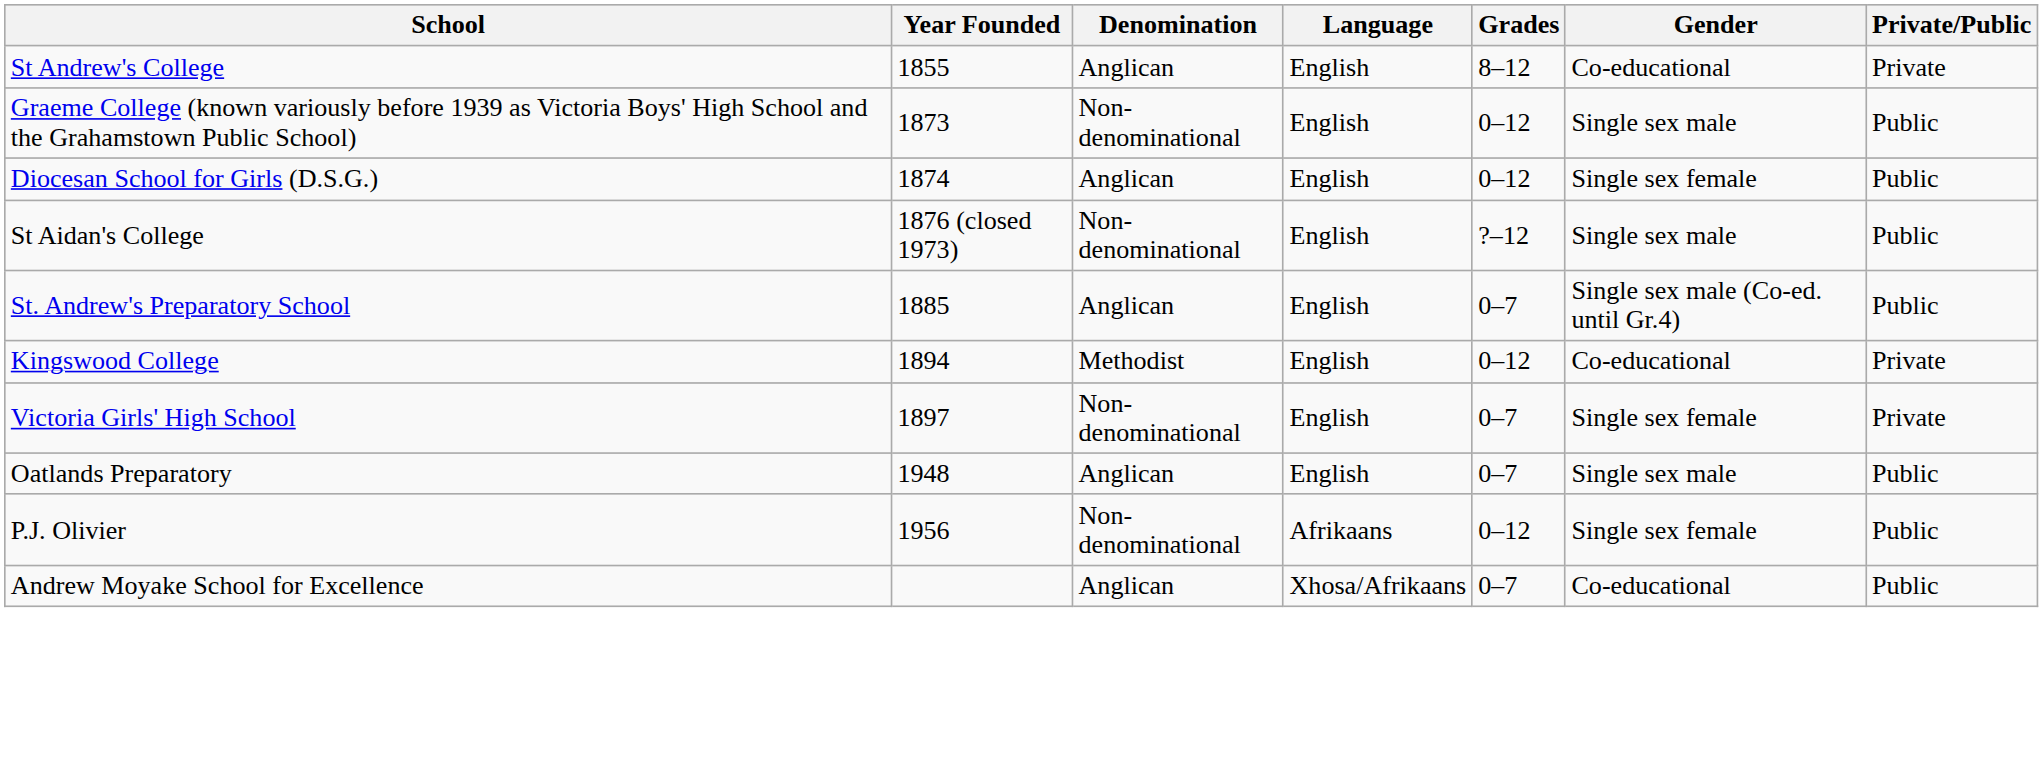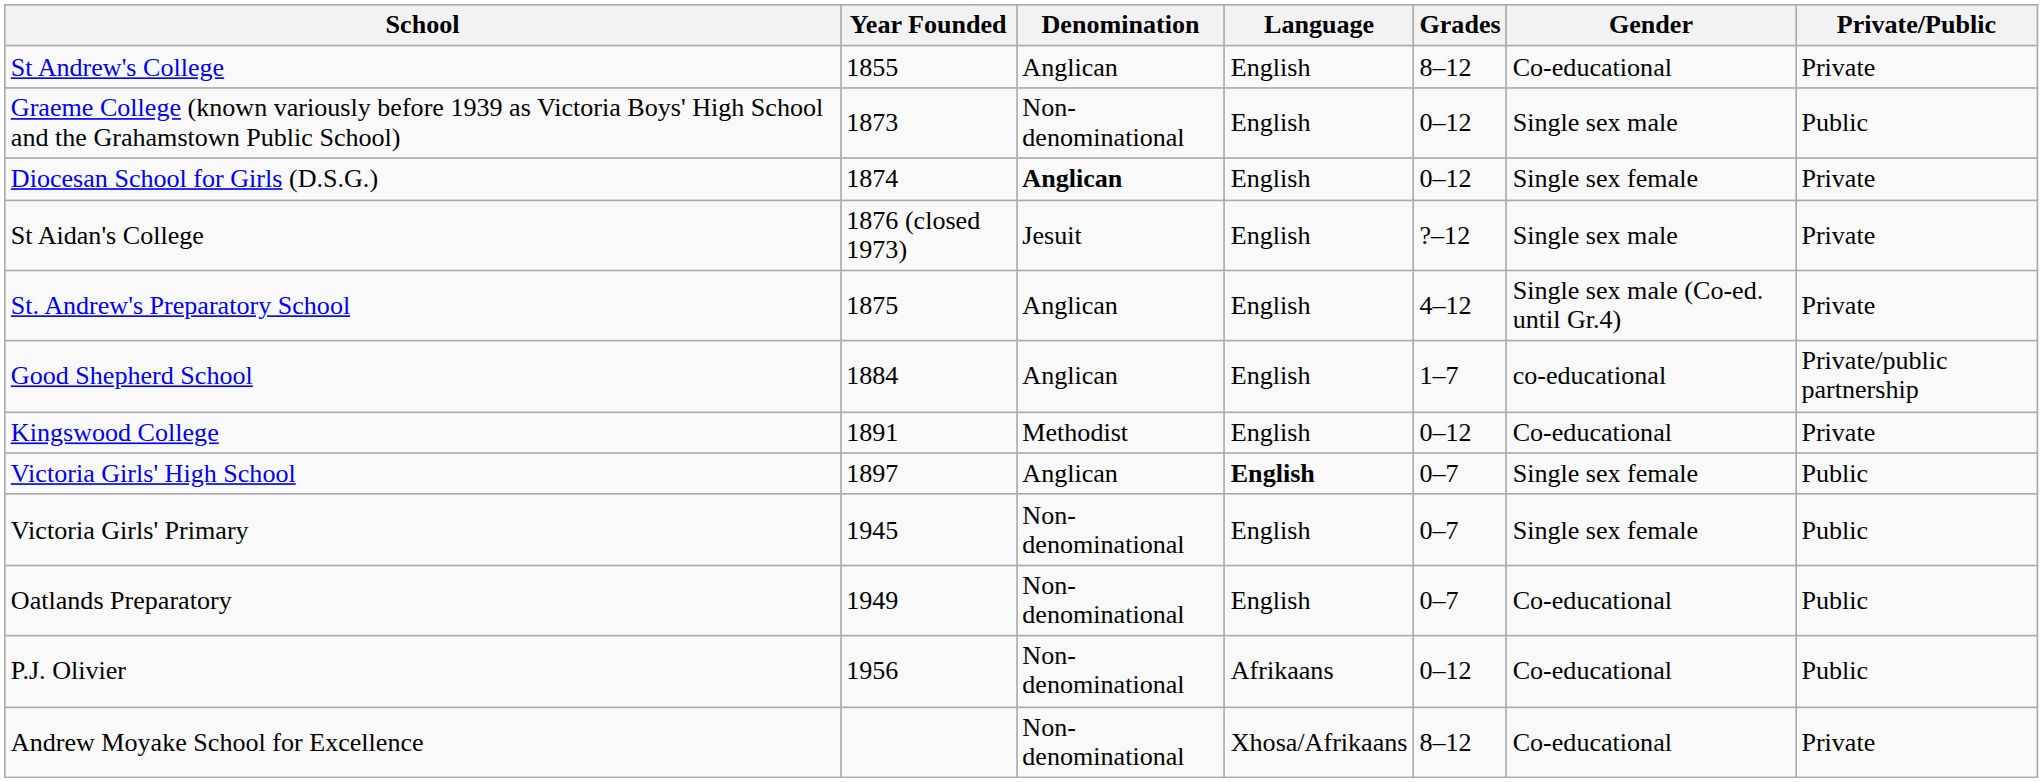(1126, 178) normal -> (1072, 178) bold
(1905, 178) Public -> (1838, 178) Private
(1160, 234) Non-denominational -> (1052, 234) Jesuit
(1905, 234) Public -> (1838, 234) Private
(924, 305) 1885 -> (872, 305) 1875
(1498, 305) 0–7 -> (1446, 305) 4–12
(1905, 305) Public -> (1838, 305) Private
+ row: (132, 376)
(924, 361) 1894 -> (872, 432) 1891
(1160, 417) Non-denominational -> (1070, 473) Anglican
(1329, 417) normal -> (1273, 473) bold
(1909, 417) Private -> (1835, 473) Public
+ row: (130, 529)
(924, 473) 1948 -> (872, 600) 1949
(1126, 473) Anglican -> (1103, 600) Non-denominational
(1654, 473) Single sex male -> (1592, 600) Co-educational
(1664, 529) Single sex female -> (1592, 670) Co-educational
(1126, 585) Anglican -> (1103, 741) Non-denominational
(1498, 585) 0–7 -> (1446, 741) 8–12
(1905, 585) Public -> (1838, 741) Private
